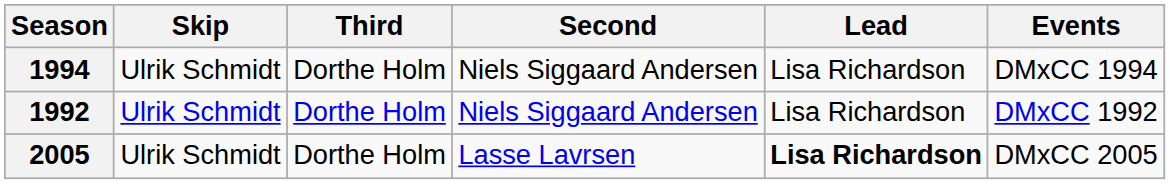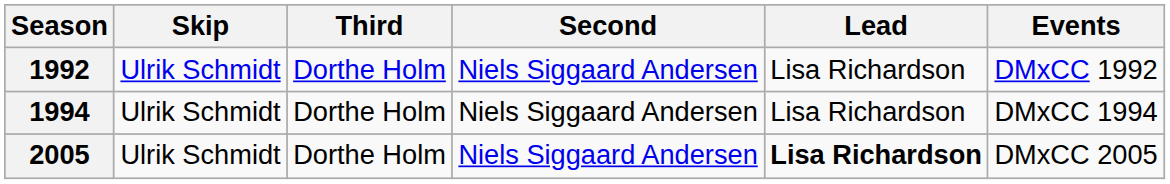rows swapped: (59, 112) <-> (59, 69)
(547, 155) Lasse Lavrsen -> (608, 155) Niels Siggaard Andersen
